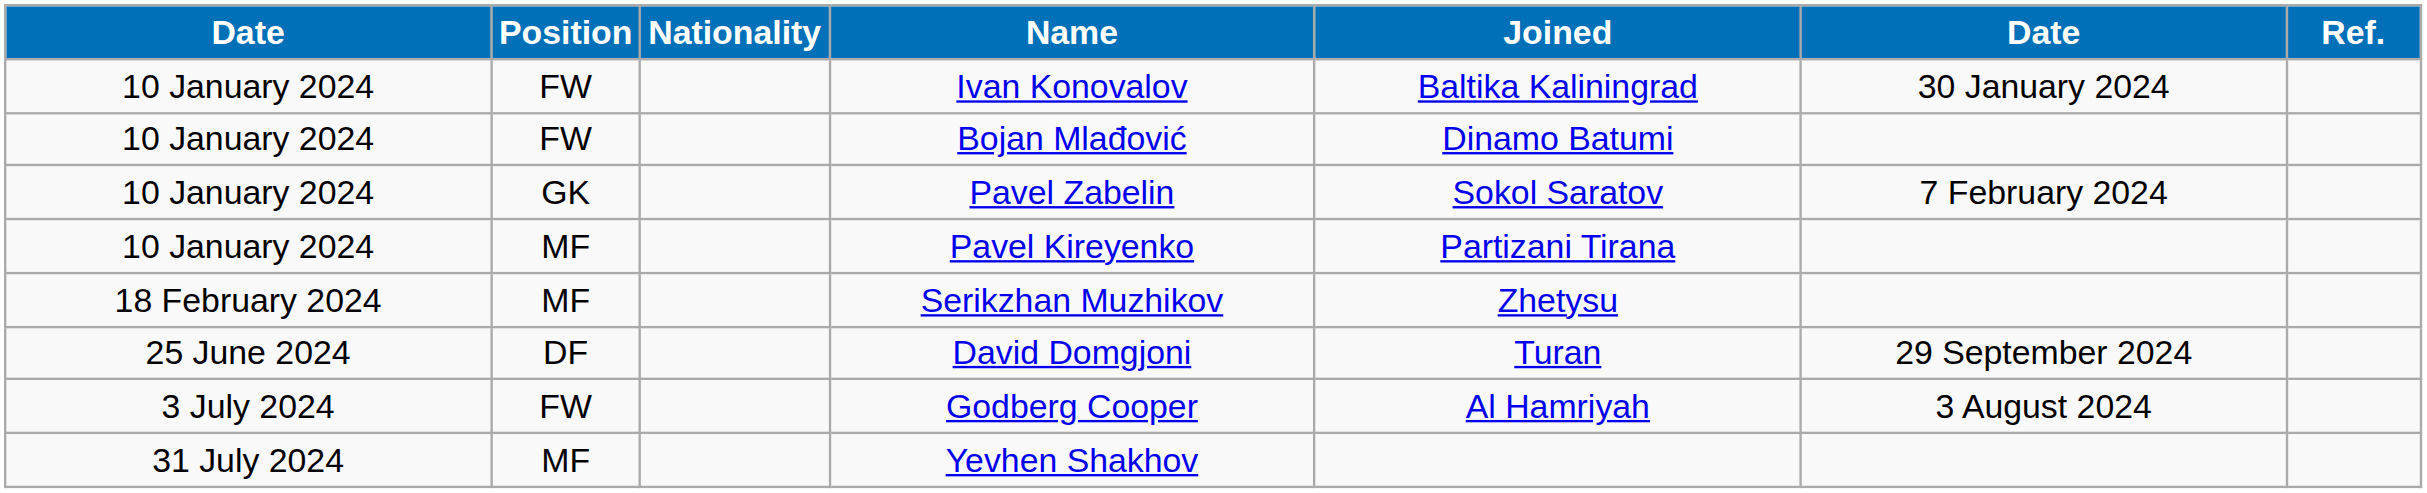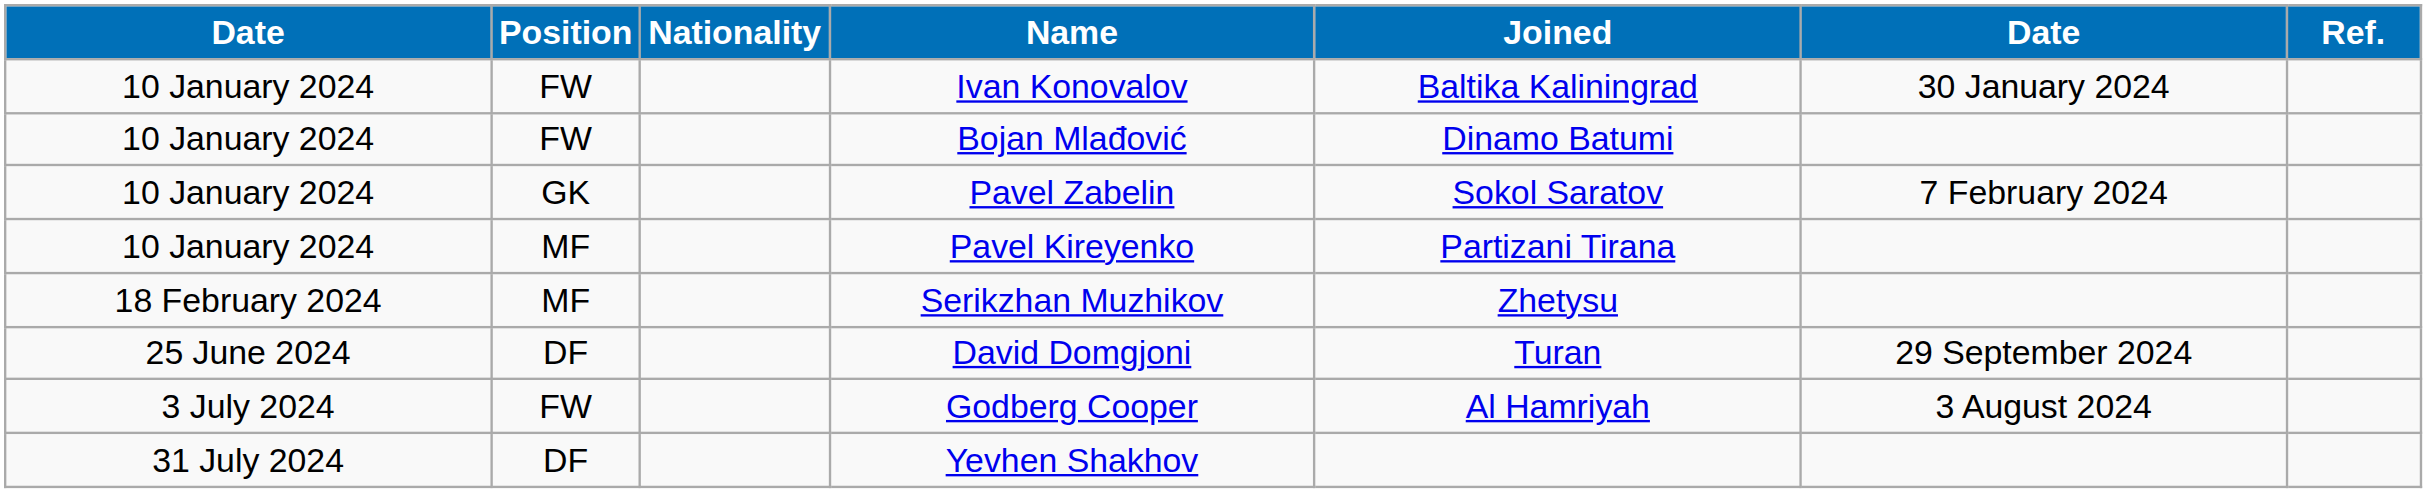(566, 460) MF -> (566, 460) DF
